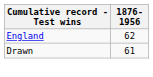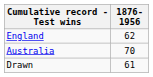+ row: (30, 51)
